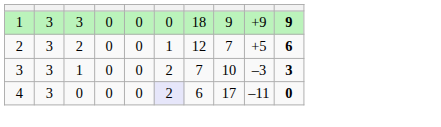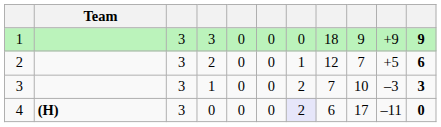+ column: (101, 15)
